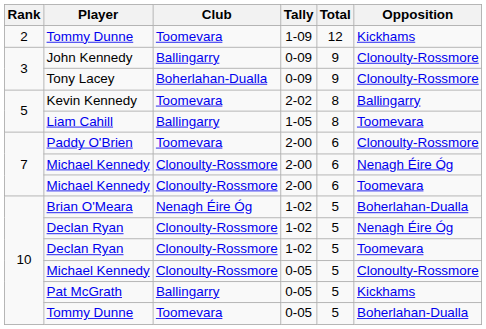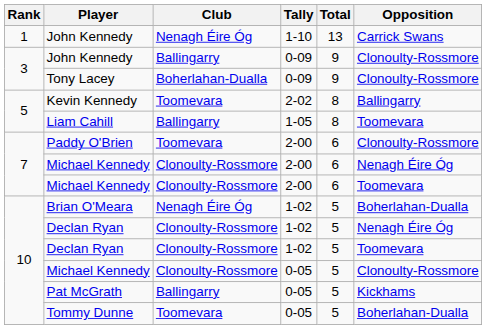+ row: (90, 36)
- row: (90, 36)
